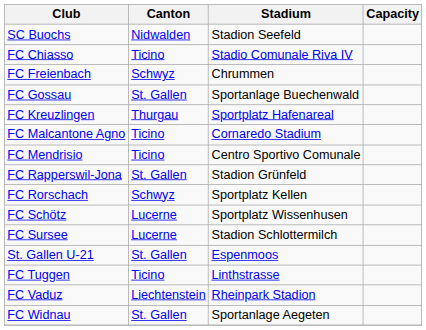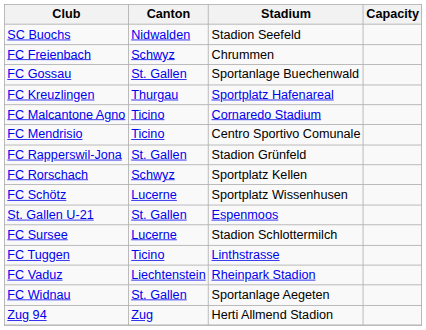- row: (40, 54)
rows swapped: (51, 255) <-> (38, 235)
+ row: (27, 315)
